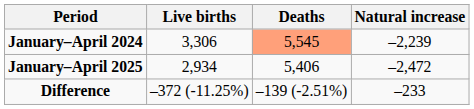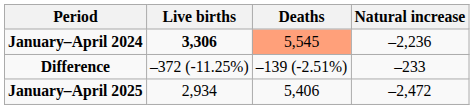(199, 41) normal -> (199, 41) bold
(410, 41) –2,239 -> (410, 41) –2,236
rows swapped: (75, 66) <-> (75, 91)
